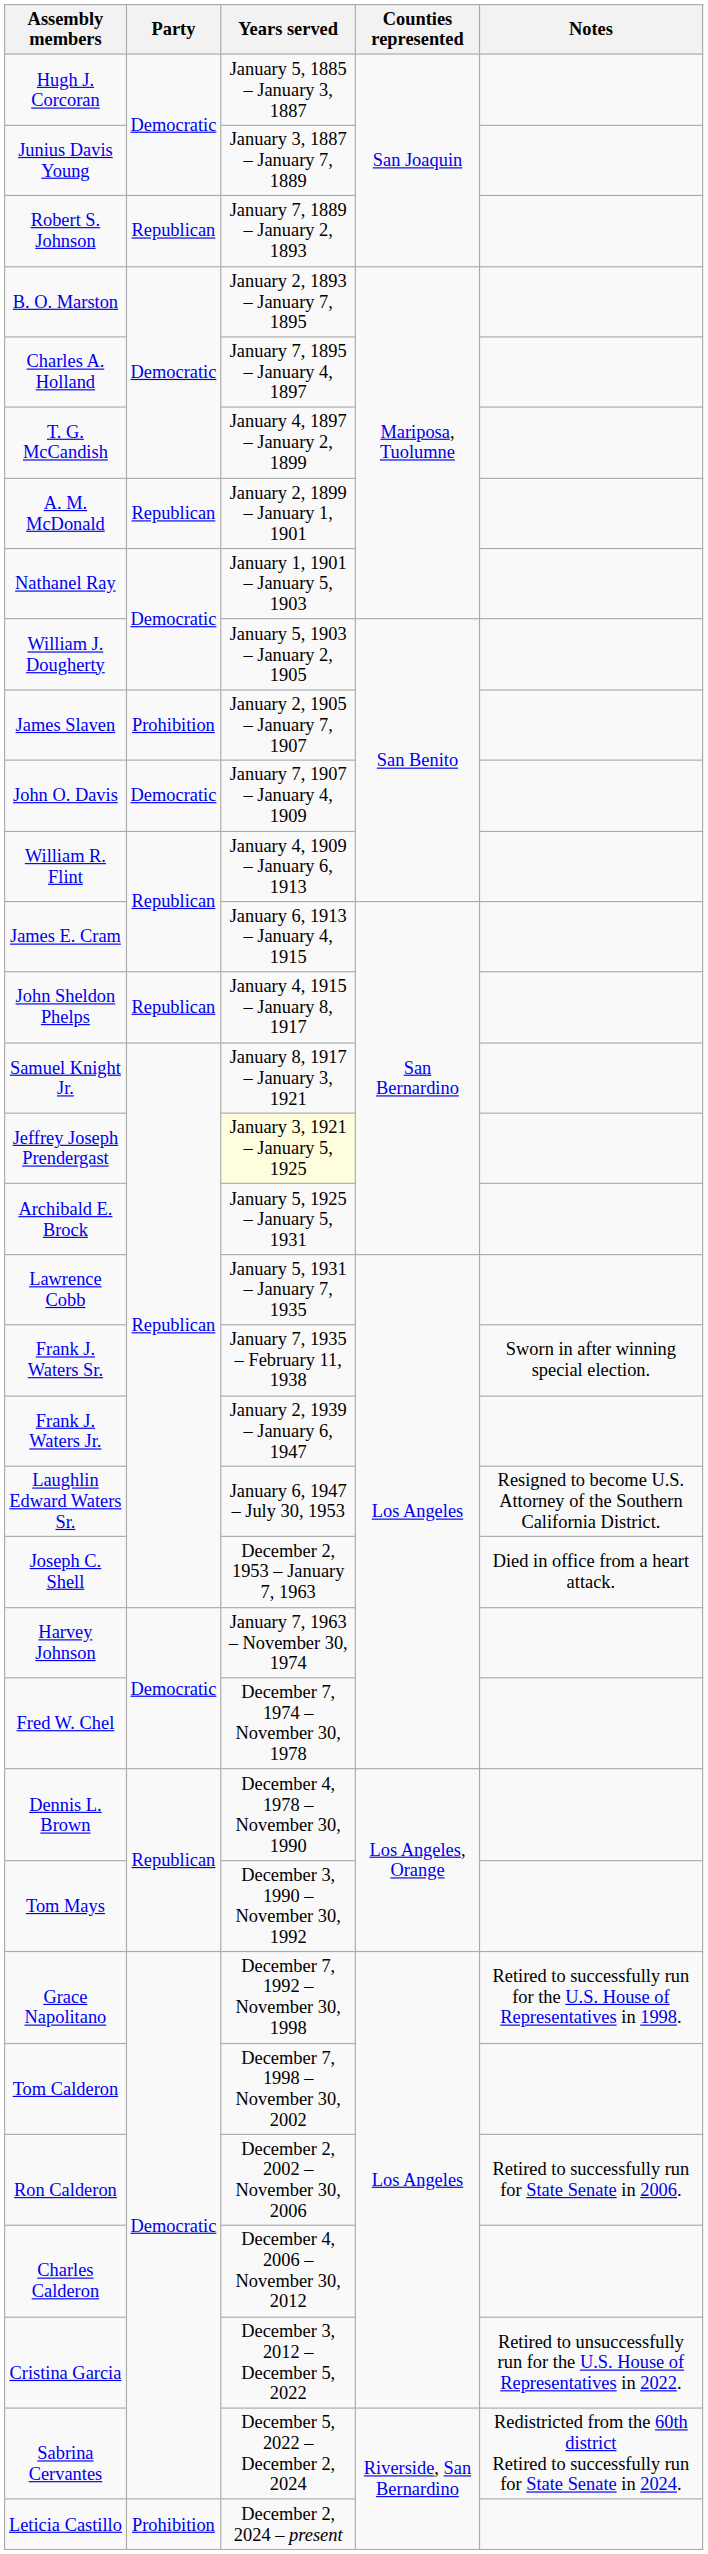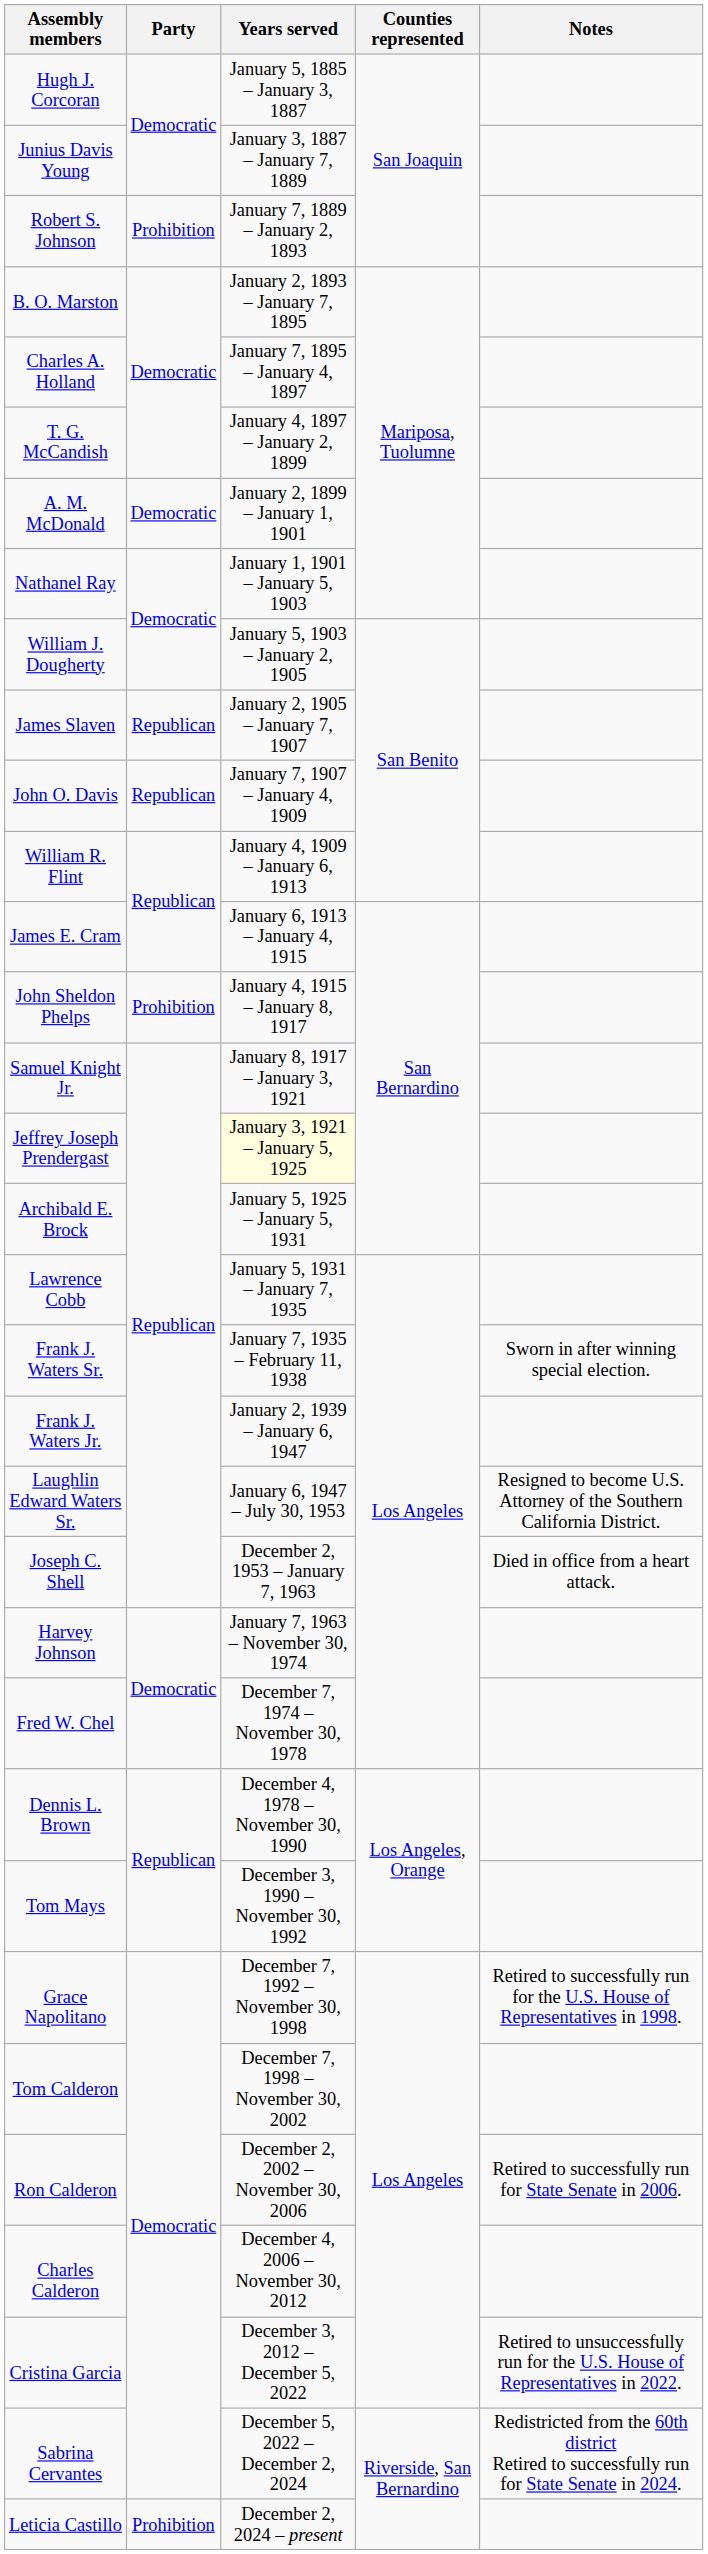(173, 230) Republican -> (173, 230) Prohibition
(173, 513) Republican -> (173, 513) Democratic
(173, 724) Prohibition -> (173, 724) Republican
(173, 795) Democratic -> (173, 795) Republican
(173, 1007) Republican -> (173, 1007) Prohibition
